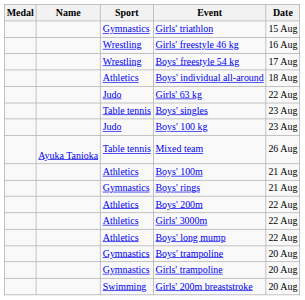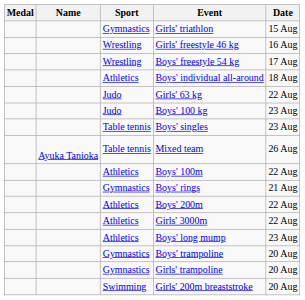rows swapped: (182, 111) <-> (181, 127)
(283, 172) 21 Aug -> (283, 172) 22 Aug
(283, 237) 22 Aug -> (283, 237) 23 Aug
